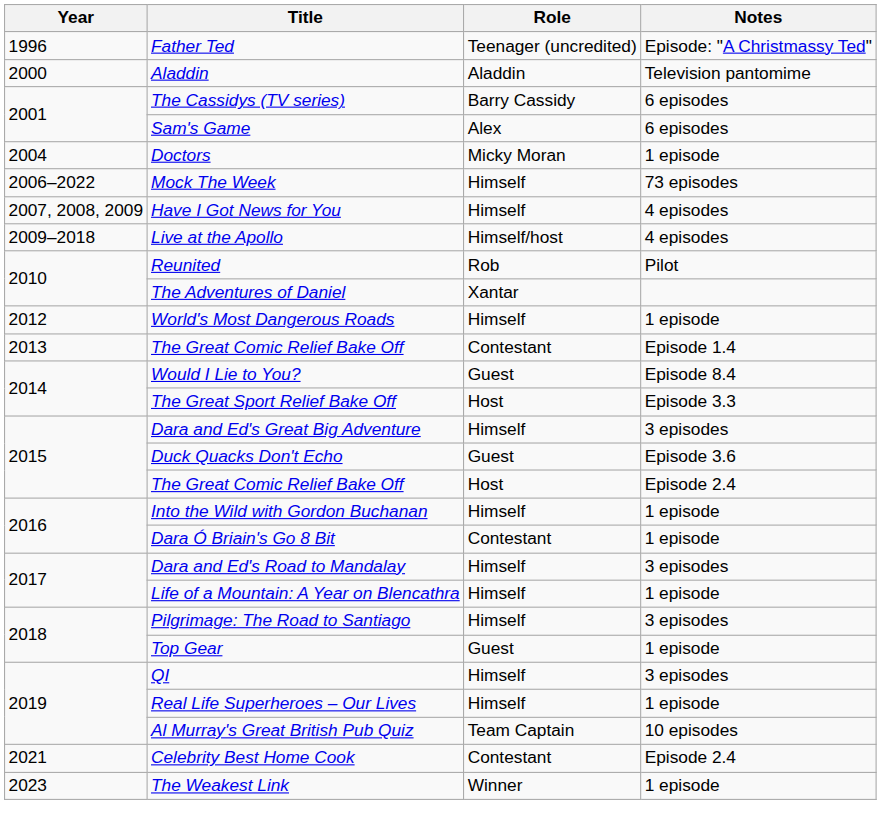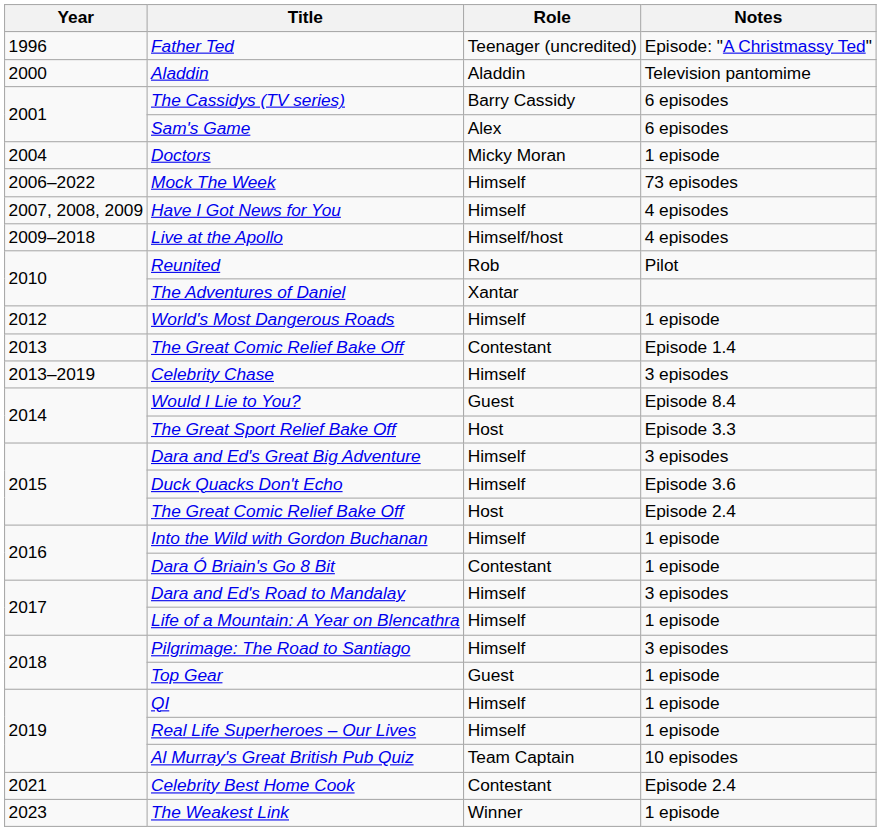+ row: (52, 374)
(491, 456) Guest -> (496, 484) Himself
(687, 675) 3 episodes -> (682, 703) 1 episode
